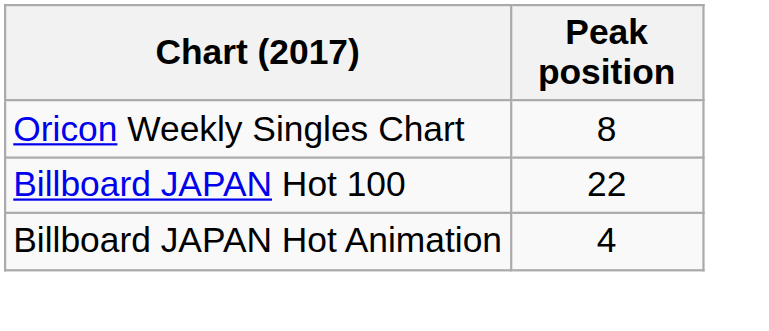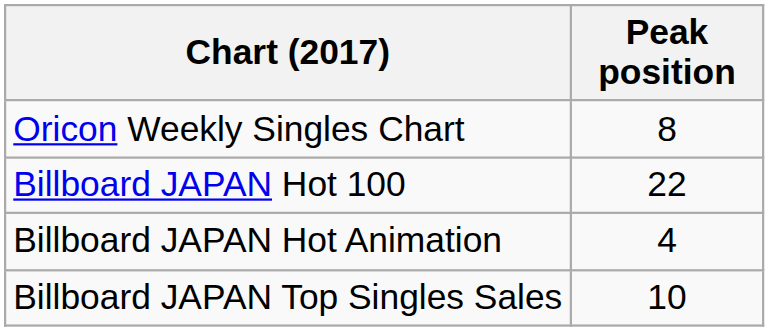+ row: (288, 296)
